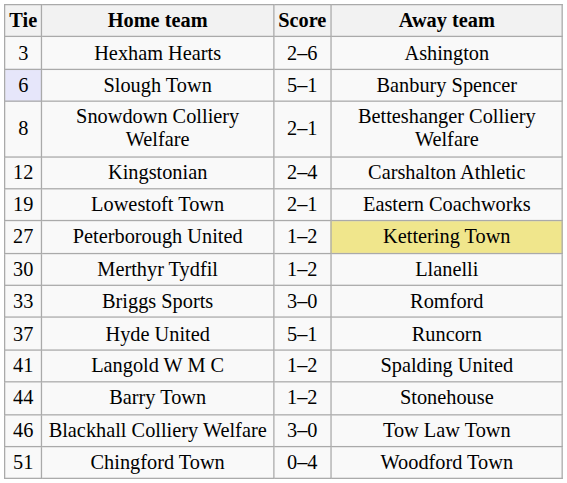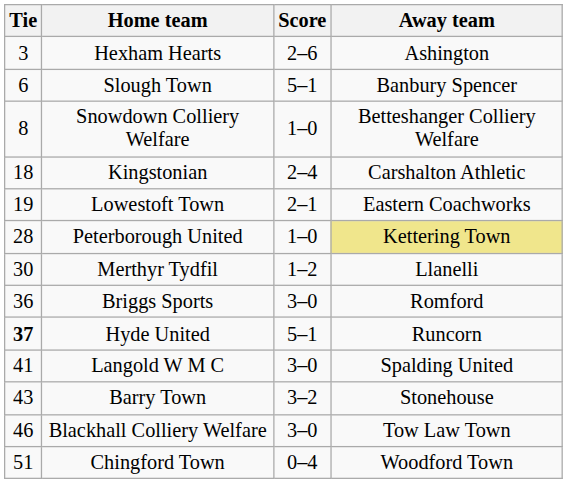(23, 85) lavender background -> (23, 85) no background
(302, 128) 2–1 -> (302, 128) 1–0
(23, 172) 12 -> (23, 172) 18
(23, 236) 27 -> (23, 236) 28
(302, 236) 1–2 -> (302, 236) 1–0
(23, 301) 33 -> (23, 301) 36
(23, 333) normal -> (23, 333) bold
(302, 365) 1–2 -> (302, 365) 3–0
(23, 397) 44 -> (23, 397) 43
(302, 397) 1–2 -> (302, 397) 3–2
